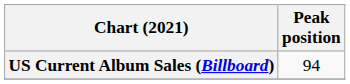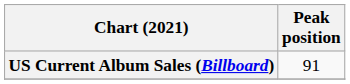(311, 65) 94 -> (311, 65) 91
